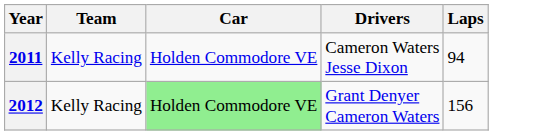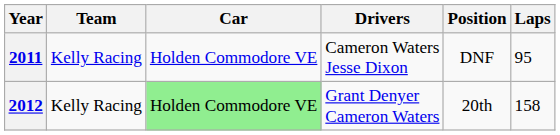+ column: (477, 18)
(456, 57) 94 -> (523, 57) 95
(460, 105) 156 -> (527, 105) 158
